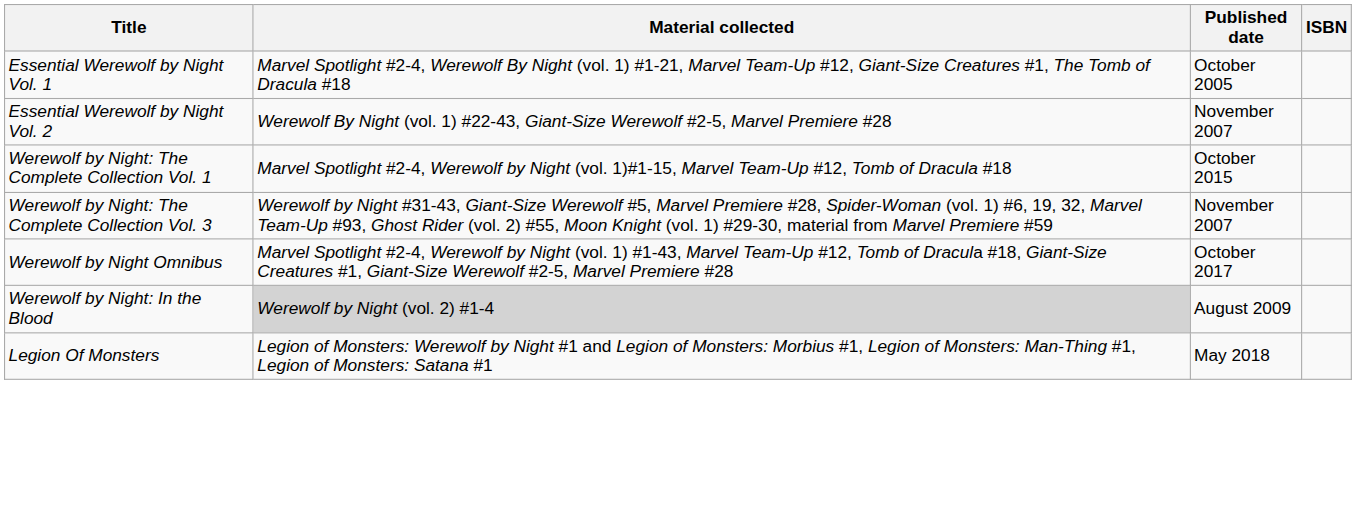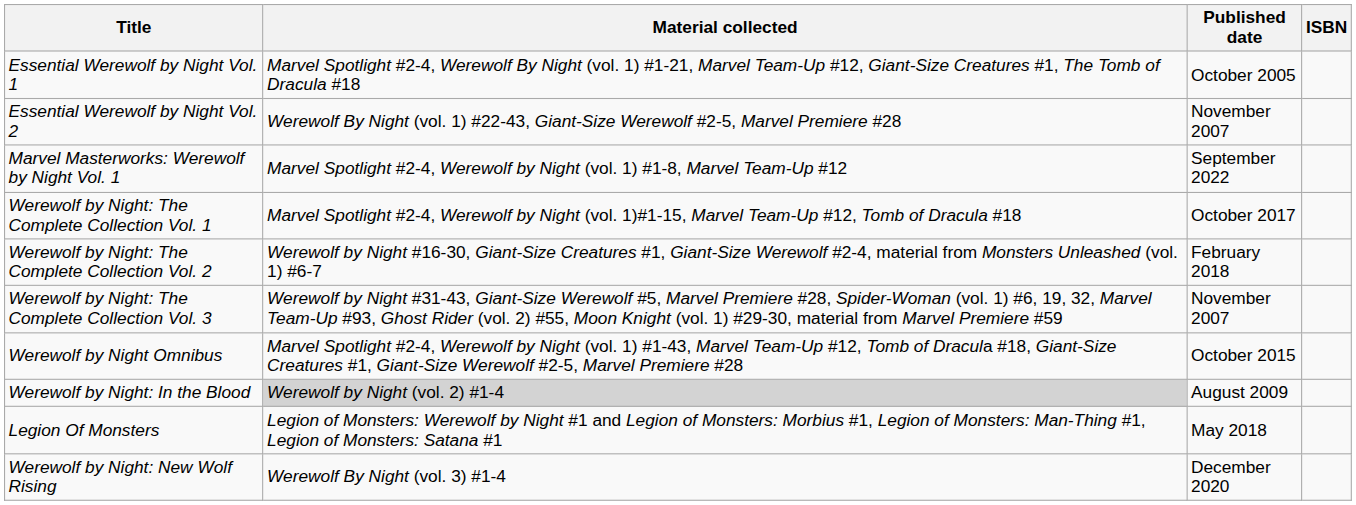+ row: (126, 168)
(1225, 168) October 2015 -> (1243, 215) October 2017
+ row: (110, 262)
(1225, 262) October 2017 -> (1243, 355) October 2015
+ row: (120, 476)
